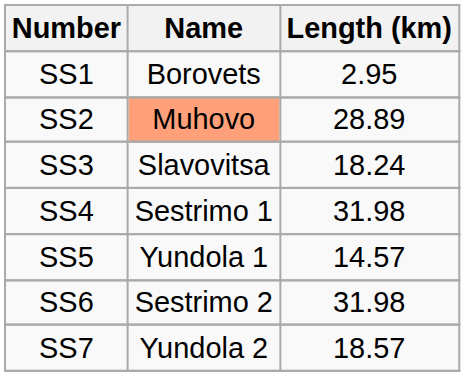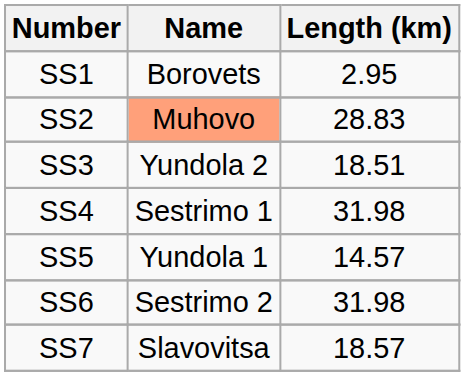(369, 120) 28.89 -> (369, 120) 28.83
(204, 165) Slavovitsa -> (204, 165) Yundola 2
(369, 165) 18.24 -> (369, 165) 18.51
(204, 348) Yundola 2 -> (204, 348) Slavovitsa
